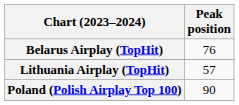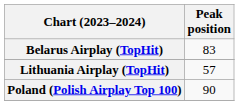(209, 49) 76 -> (209, 49) 83
